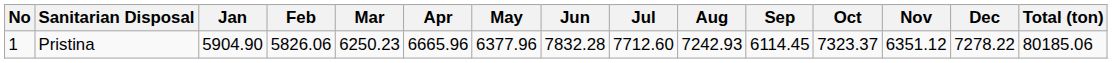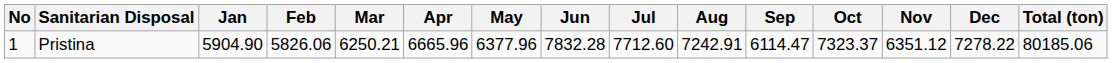(370, 44) 6250.23 -> (370, 44) 6250.21
(712, 44) 7242.93 -> (712, 44) 7242.91
(780, 44) 6114.45 -> (780, 44) 6114.47
